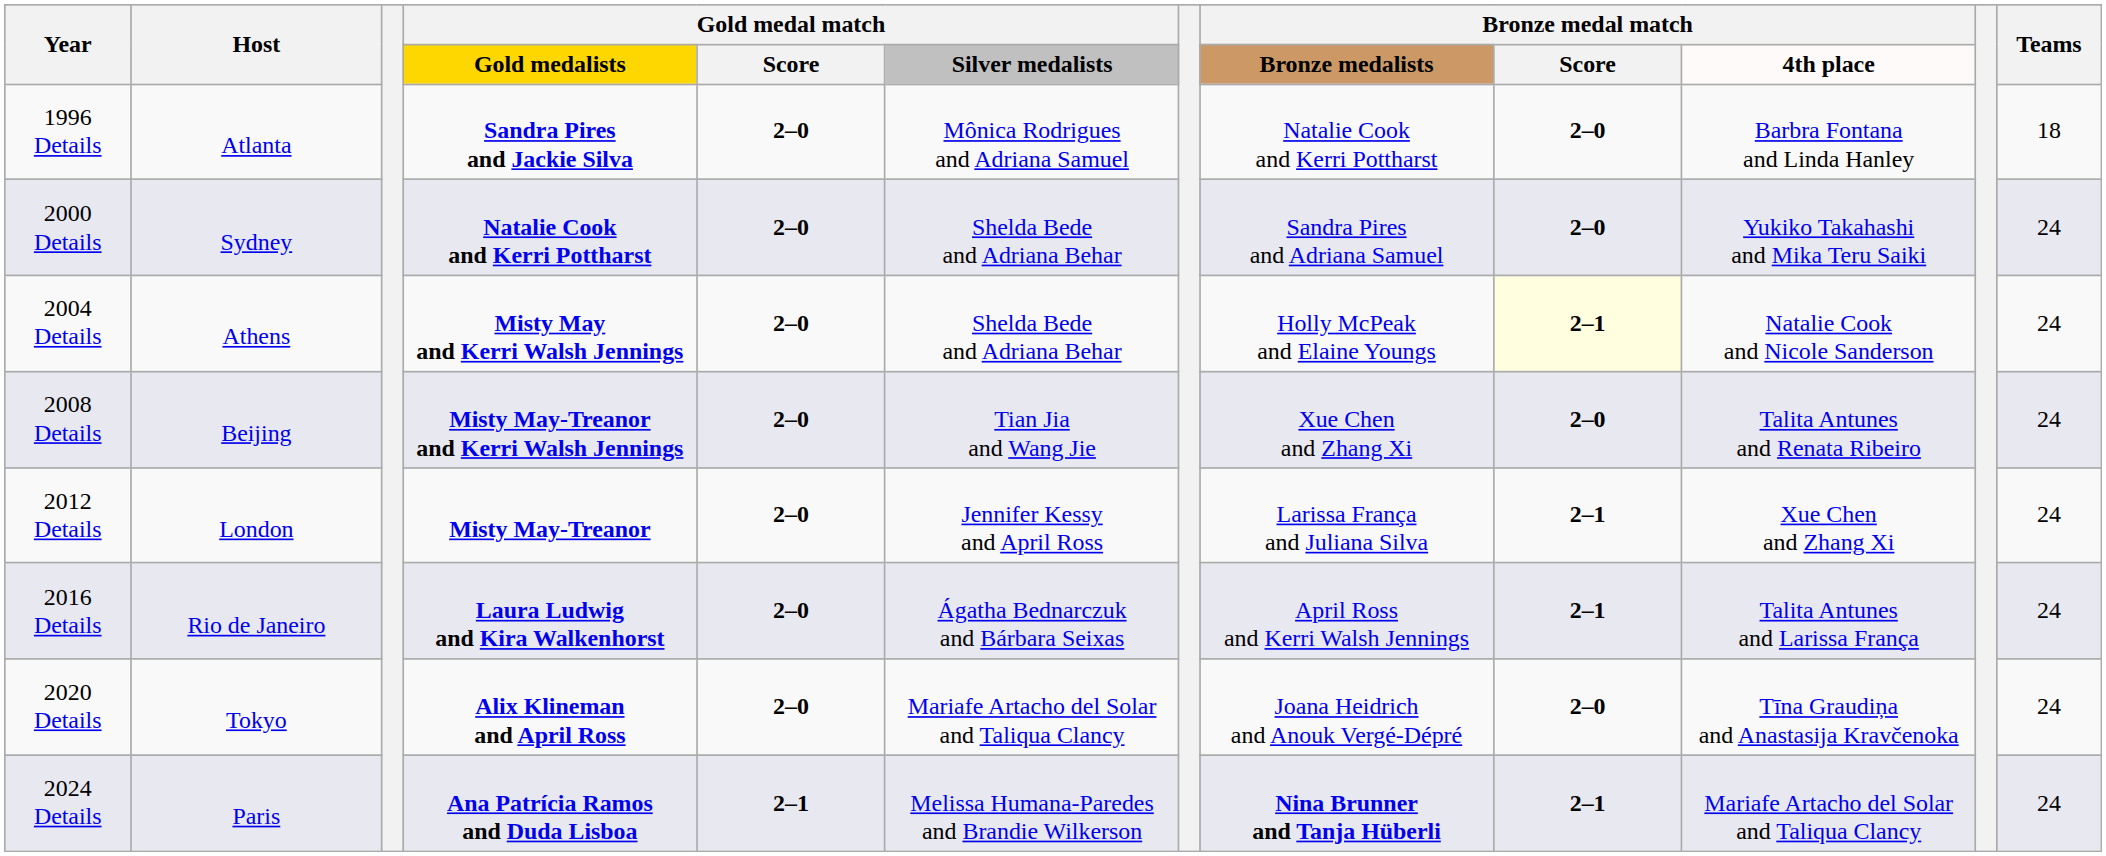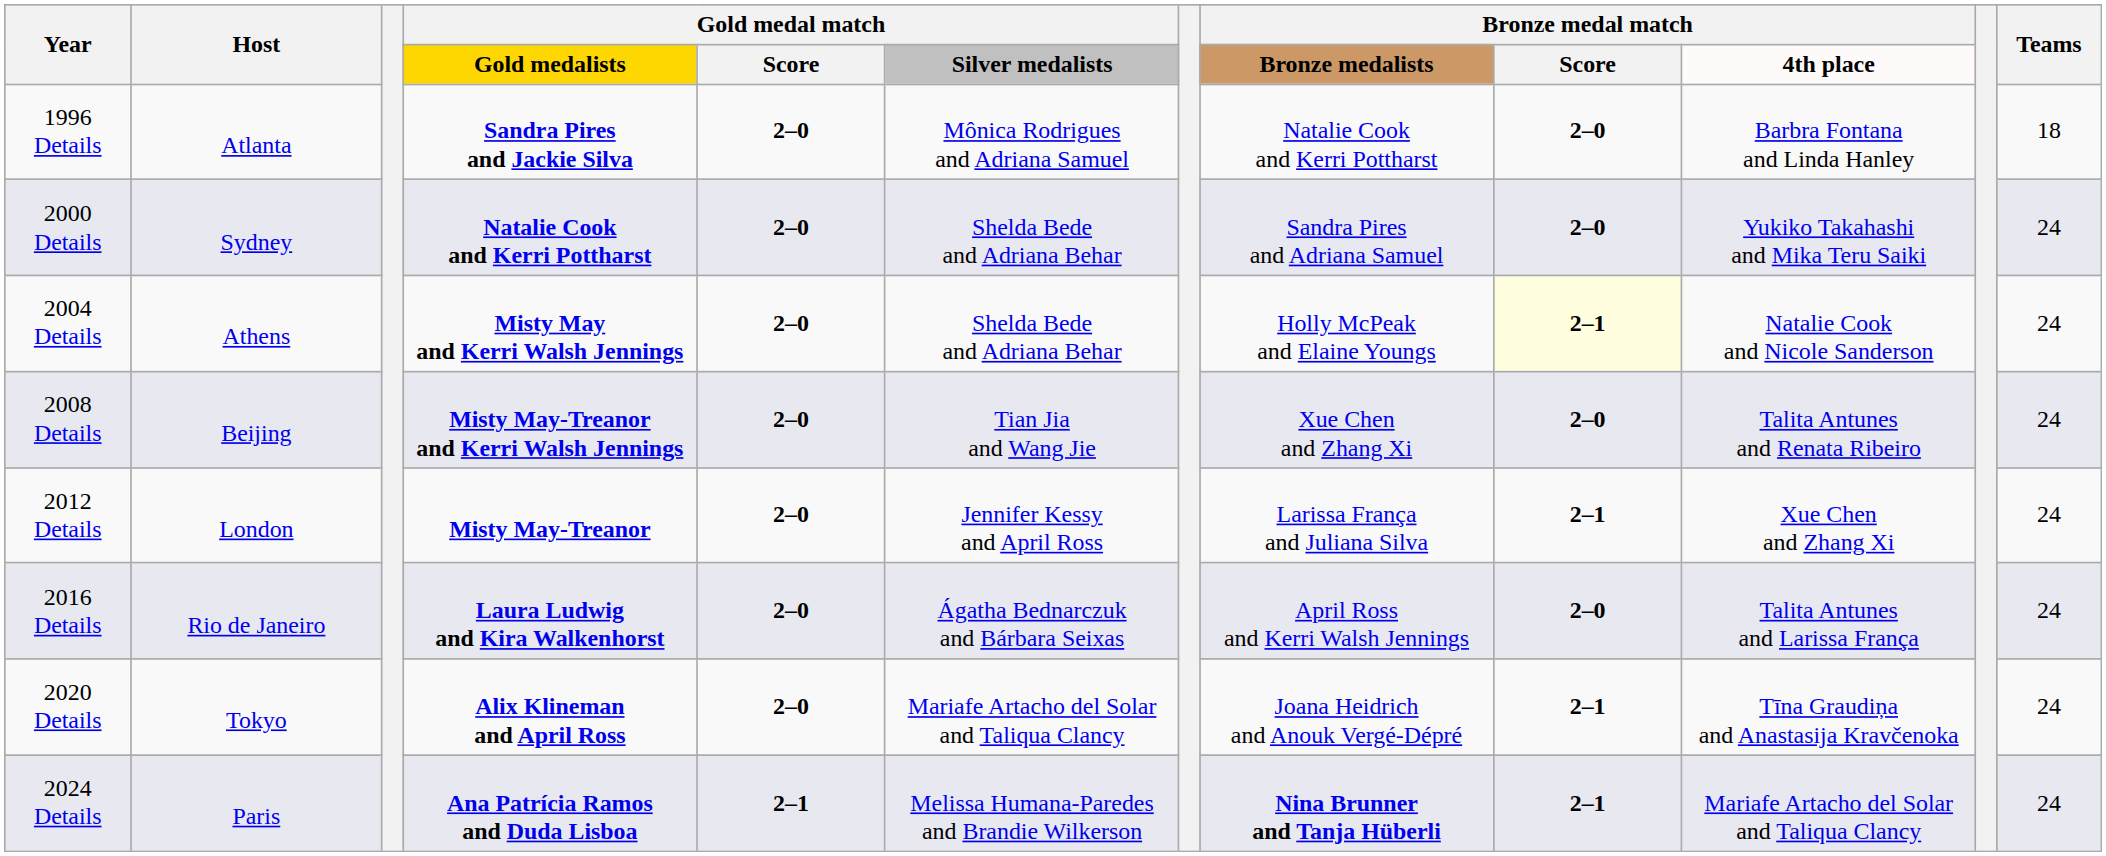(1588, 610) 2–1 -> (1588, 610) 2–0
(1588, 706) 2–0 -> (1588, 706) 2–1
